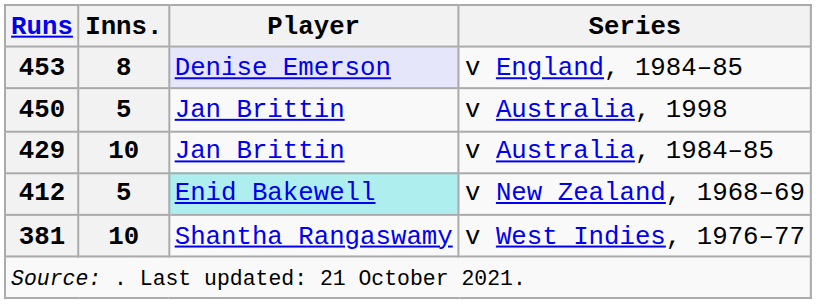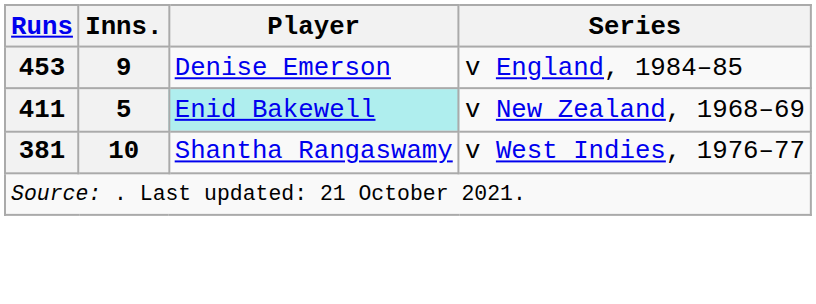(124, 68) 8 -> (124, 68) 9
(283, 68) lavender background -> (283, 68) no background
- row: (596, 110)
- row: (619, 152)
(42, 194) 412 -> (42, 110) 411
